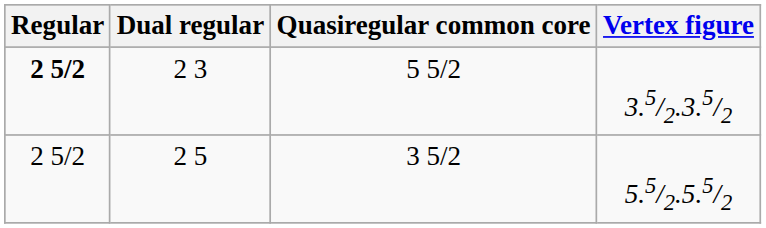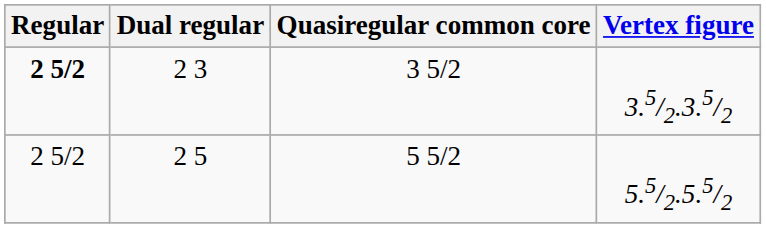(434, 68) 5 5/2 -> (434, 68) 3 5/2
(434, 156) 3 5/2 -> (434, 156) 5 5/2
